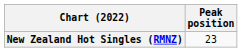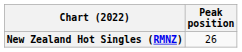(211, 39) 23 -> (211, 39) 26
